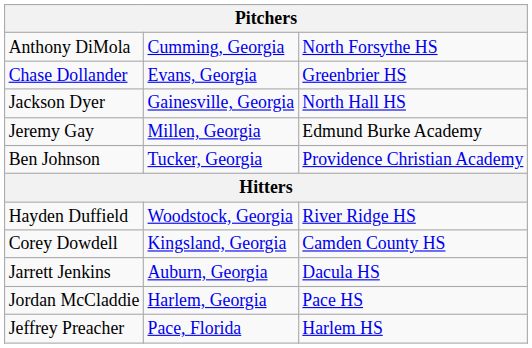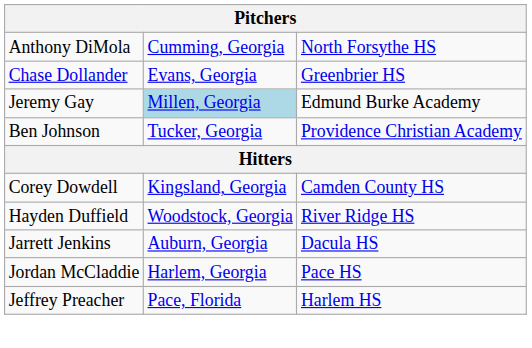- row: (57, 103)
(204, 131) no background -> (204, 103) lightblue background
rows swapped: (63, 243) <-> (68, 215)
